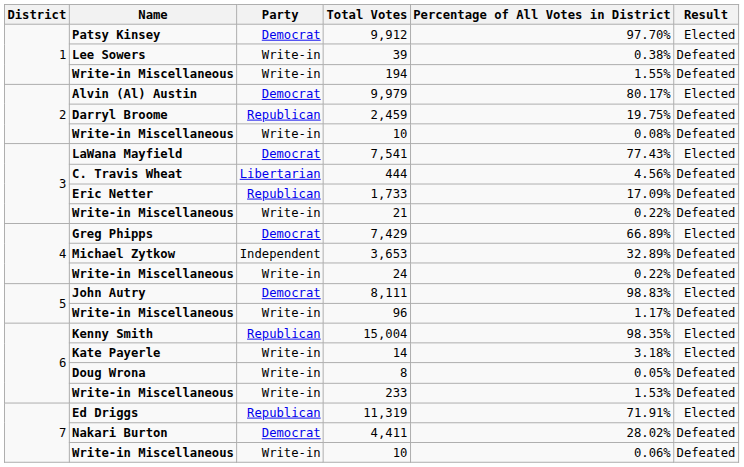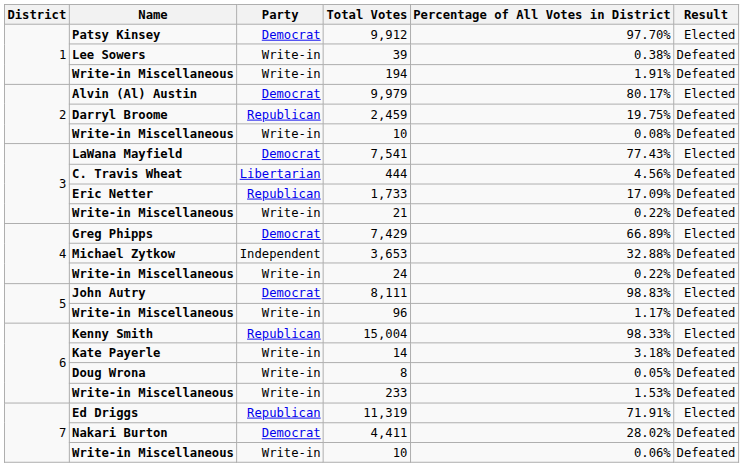(652, 74) 1.55% -> (652, 74) 1.91%
(649, 253) 32.89% -> (649, 253) 32.88%
(649, 333) 98.35% -> (649, 333) 98.33%
(710, 353) Elected -> (706, 353) Defeated
